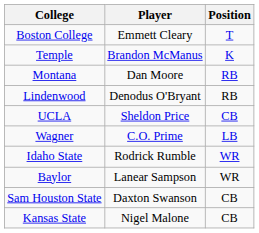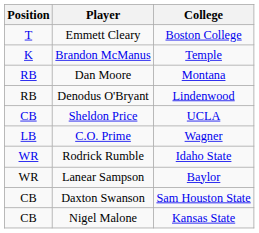columns swapped: (230, 14) <-> (54, 14)
